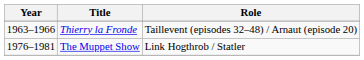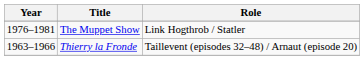rows swapped: (98, 30) <-> (100, 47)
